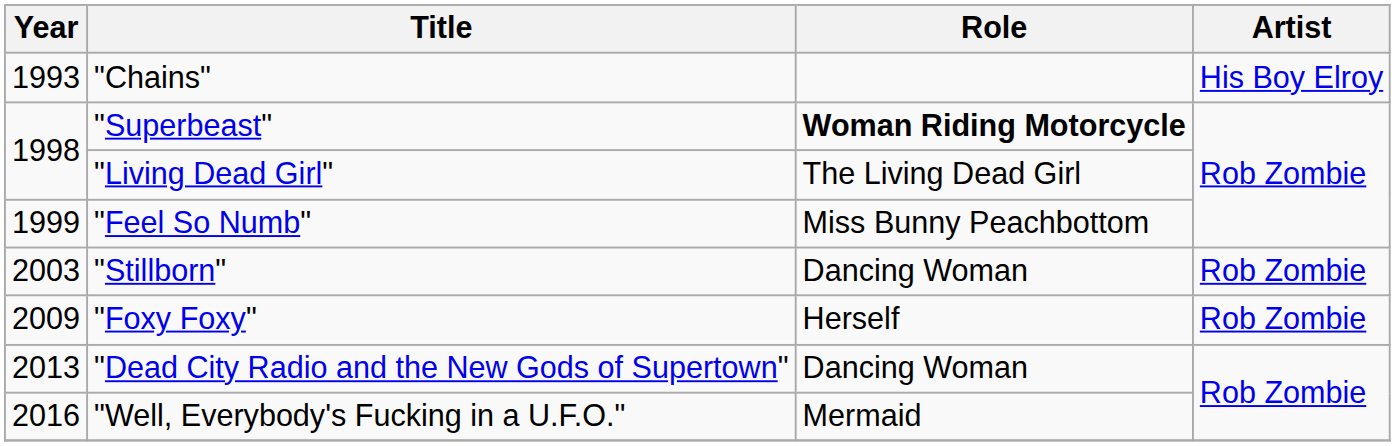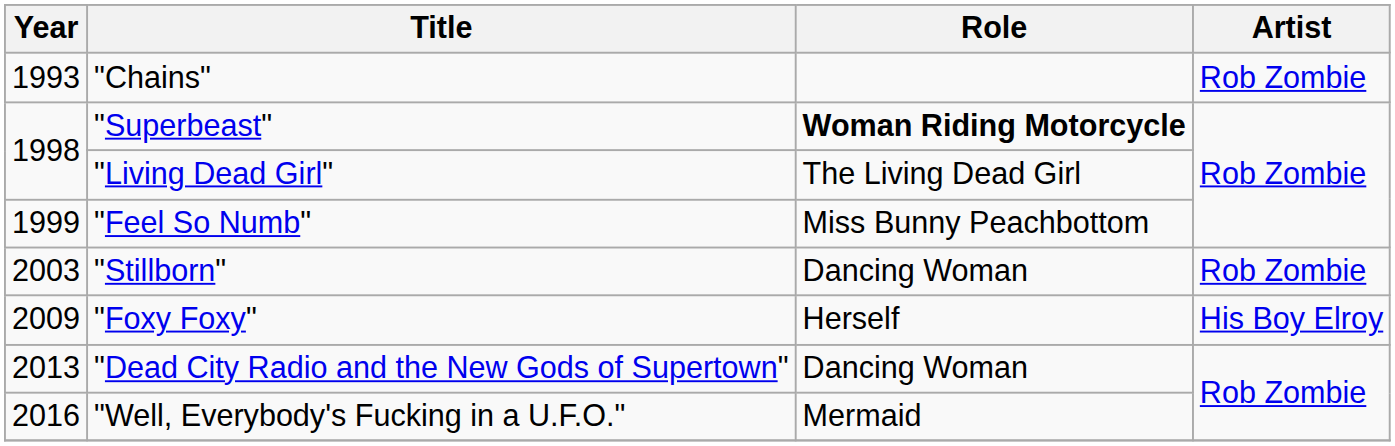(1292, 77) His Boy Elroy -> (1283, 77) Rob Zombie
(1283, 319) Rob Zombie -> (1292, 319) His Boy Elroy
